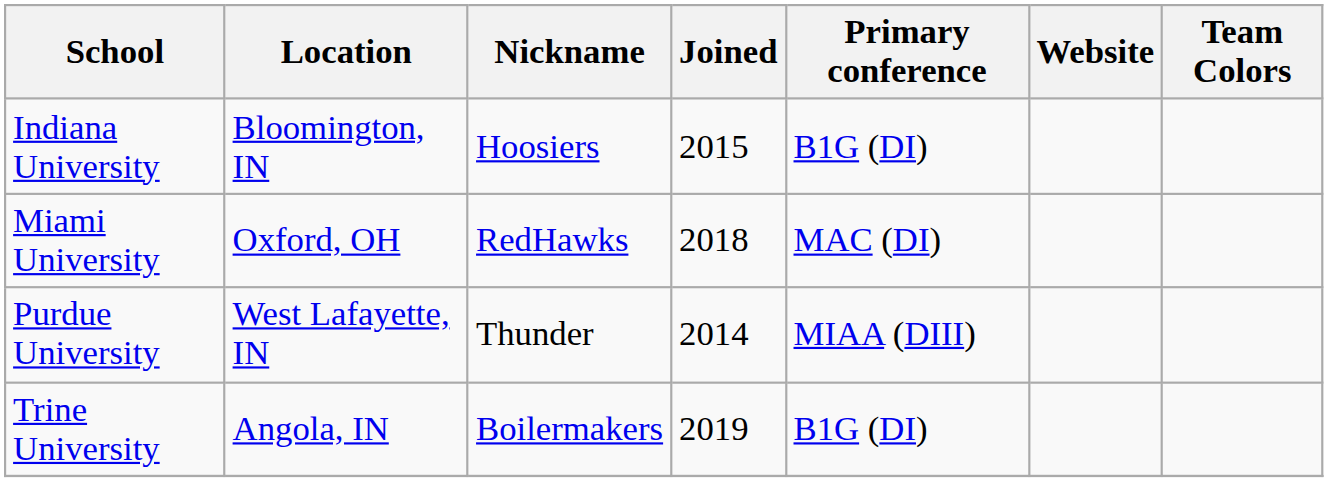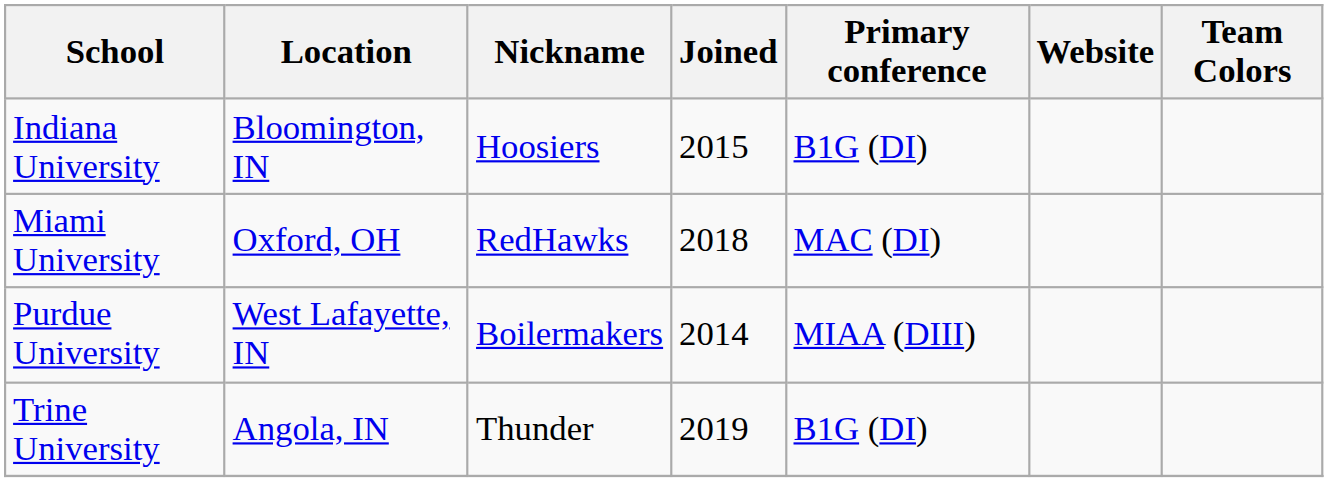(535, 333) Thunder -> (570, 333) Boilermakers
(570, 428) Boilermakers -> (535, 428) Thunder
